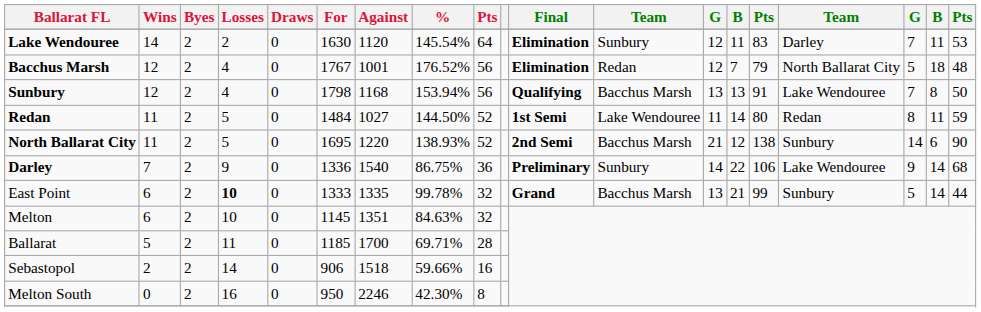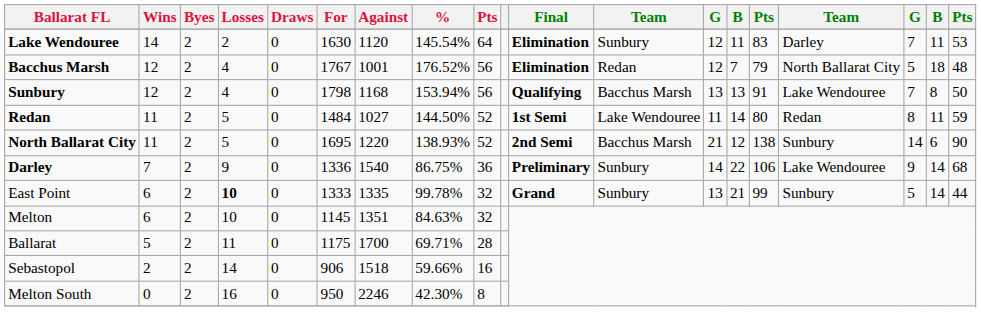(645, 192) Bacchus Marsh -> (623, 192) Sunbury
(336, 242) 1185 -> (336, 242) 1175
